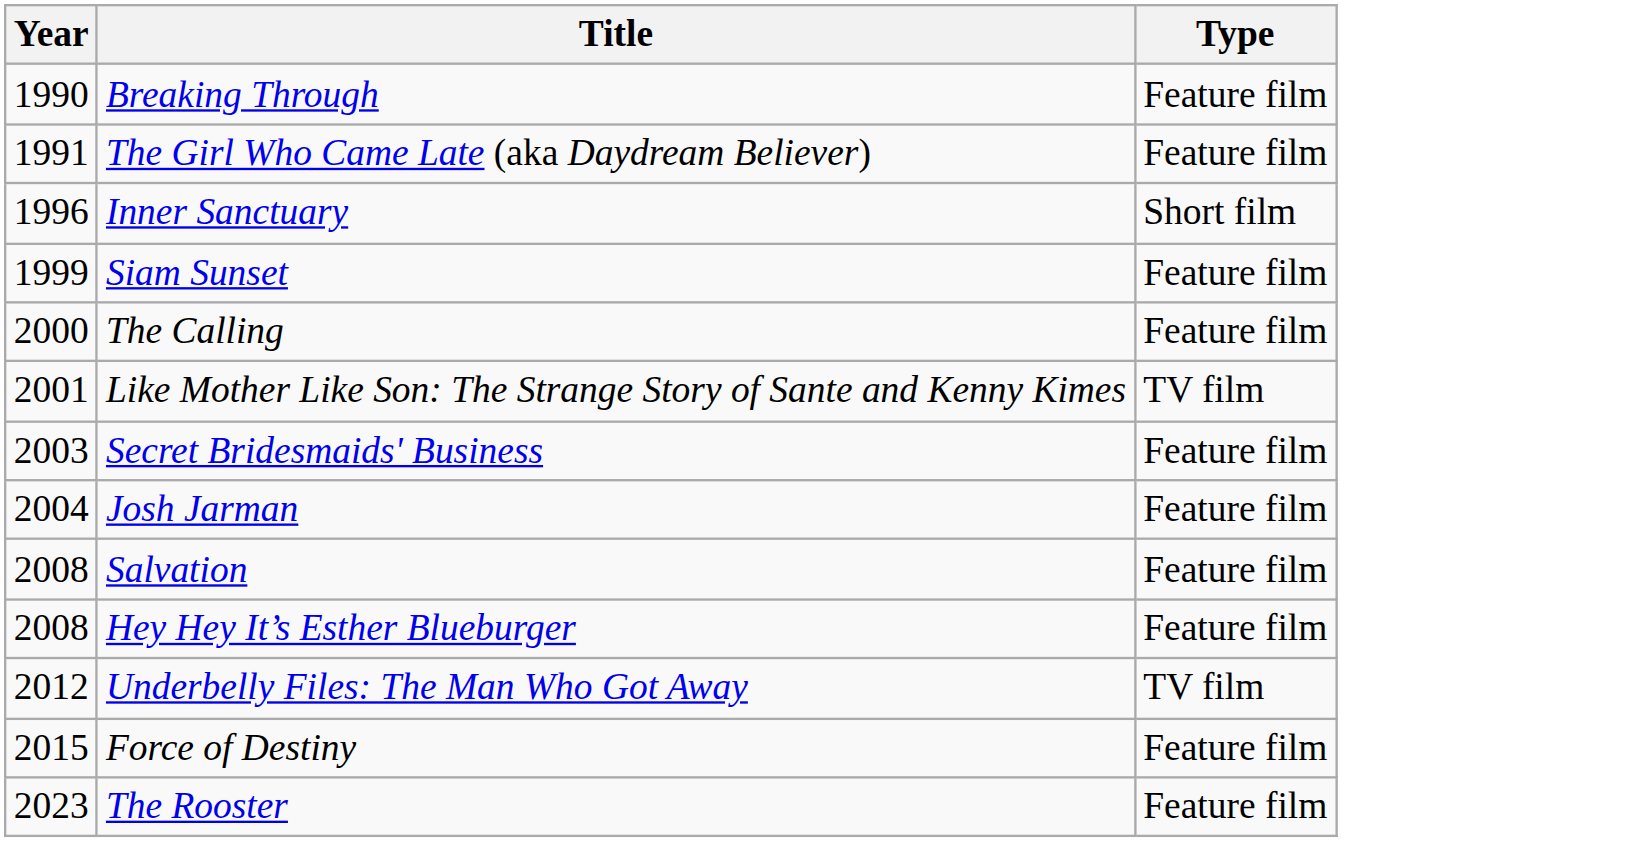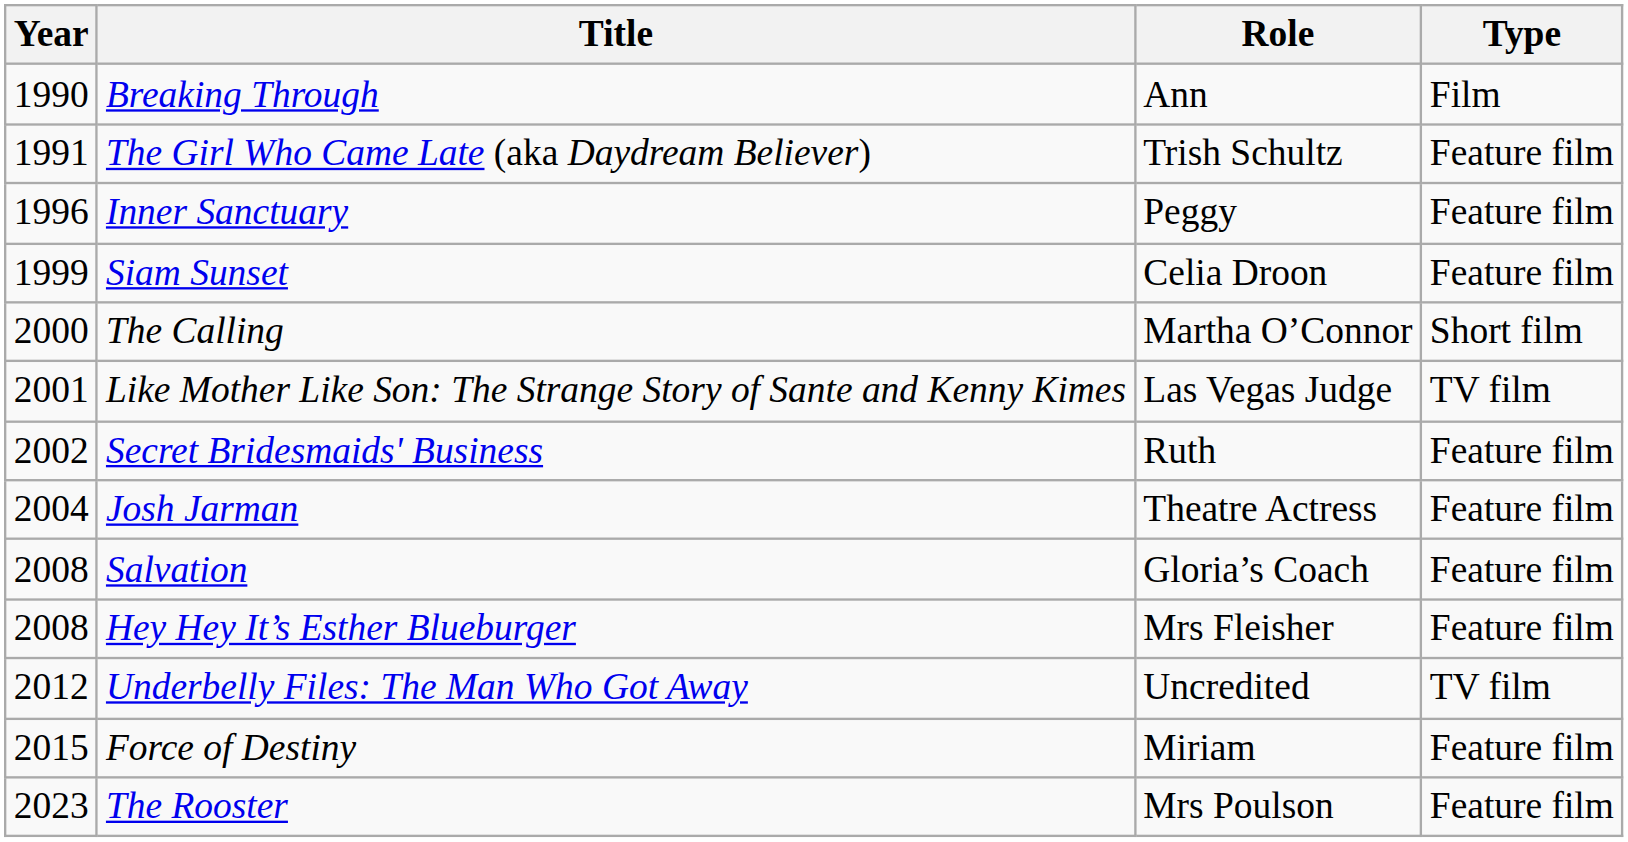+ column: (1278, 34)
(1235, 93) Feature film -> (1465, 93) Film
(1220, 212) Short film -> (1522, 212) Feature film
(1235, 331) Feature film -> (1506, 331) Short film
(51, 449) 2003 -> (51, 449) 2002
